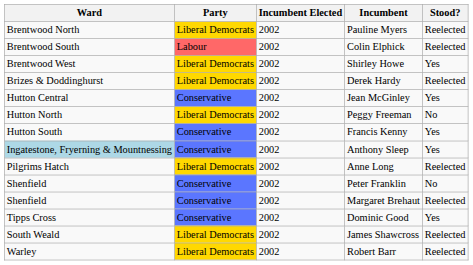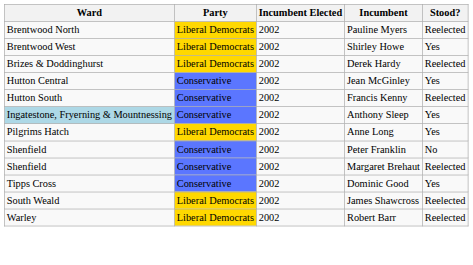- row: (376, 47)
- row: (379, 115)
(432, 132) Yes -> (445, 98) Reelected
(445, 166) Reelected -> (432, 132) Yes
